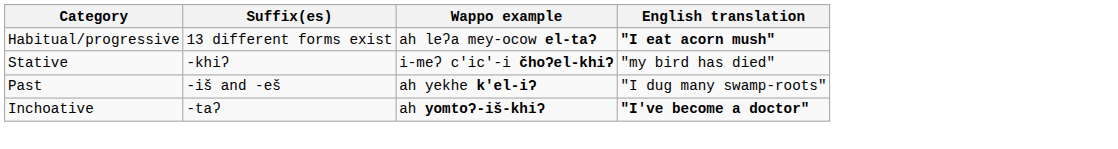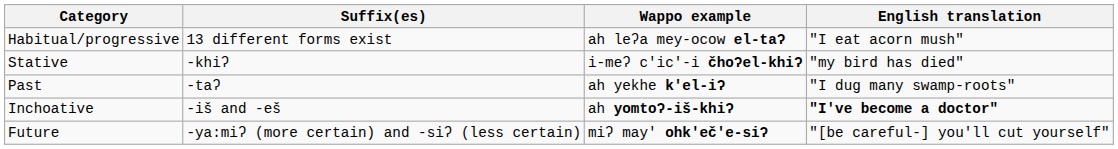(698, 40) bold -> (887, 40) normal
(234, 86) -iš and -eš -> (204, 86) -taʔ
(204, 109) -taʔ -> (234, 109) -iš and -eš
+ row: (34, 133)
